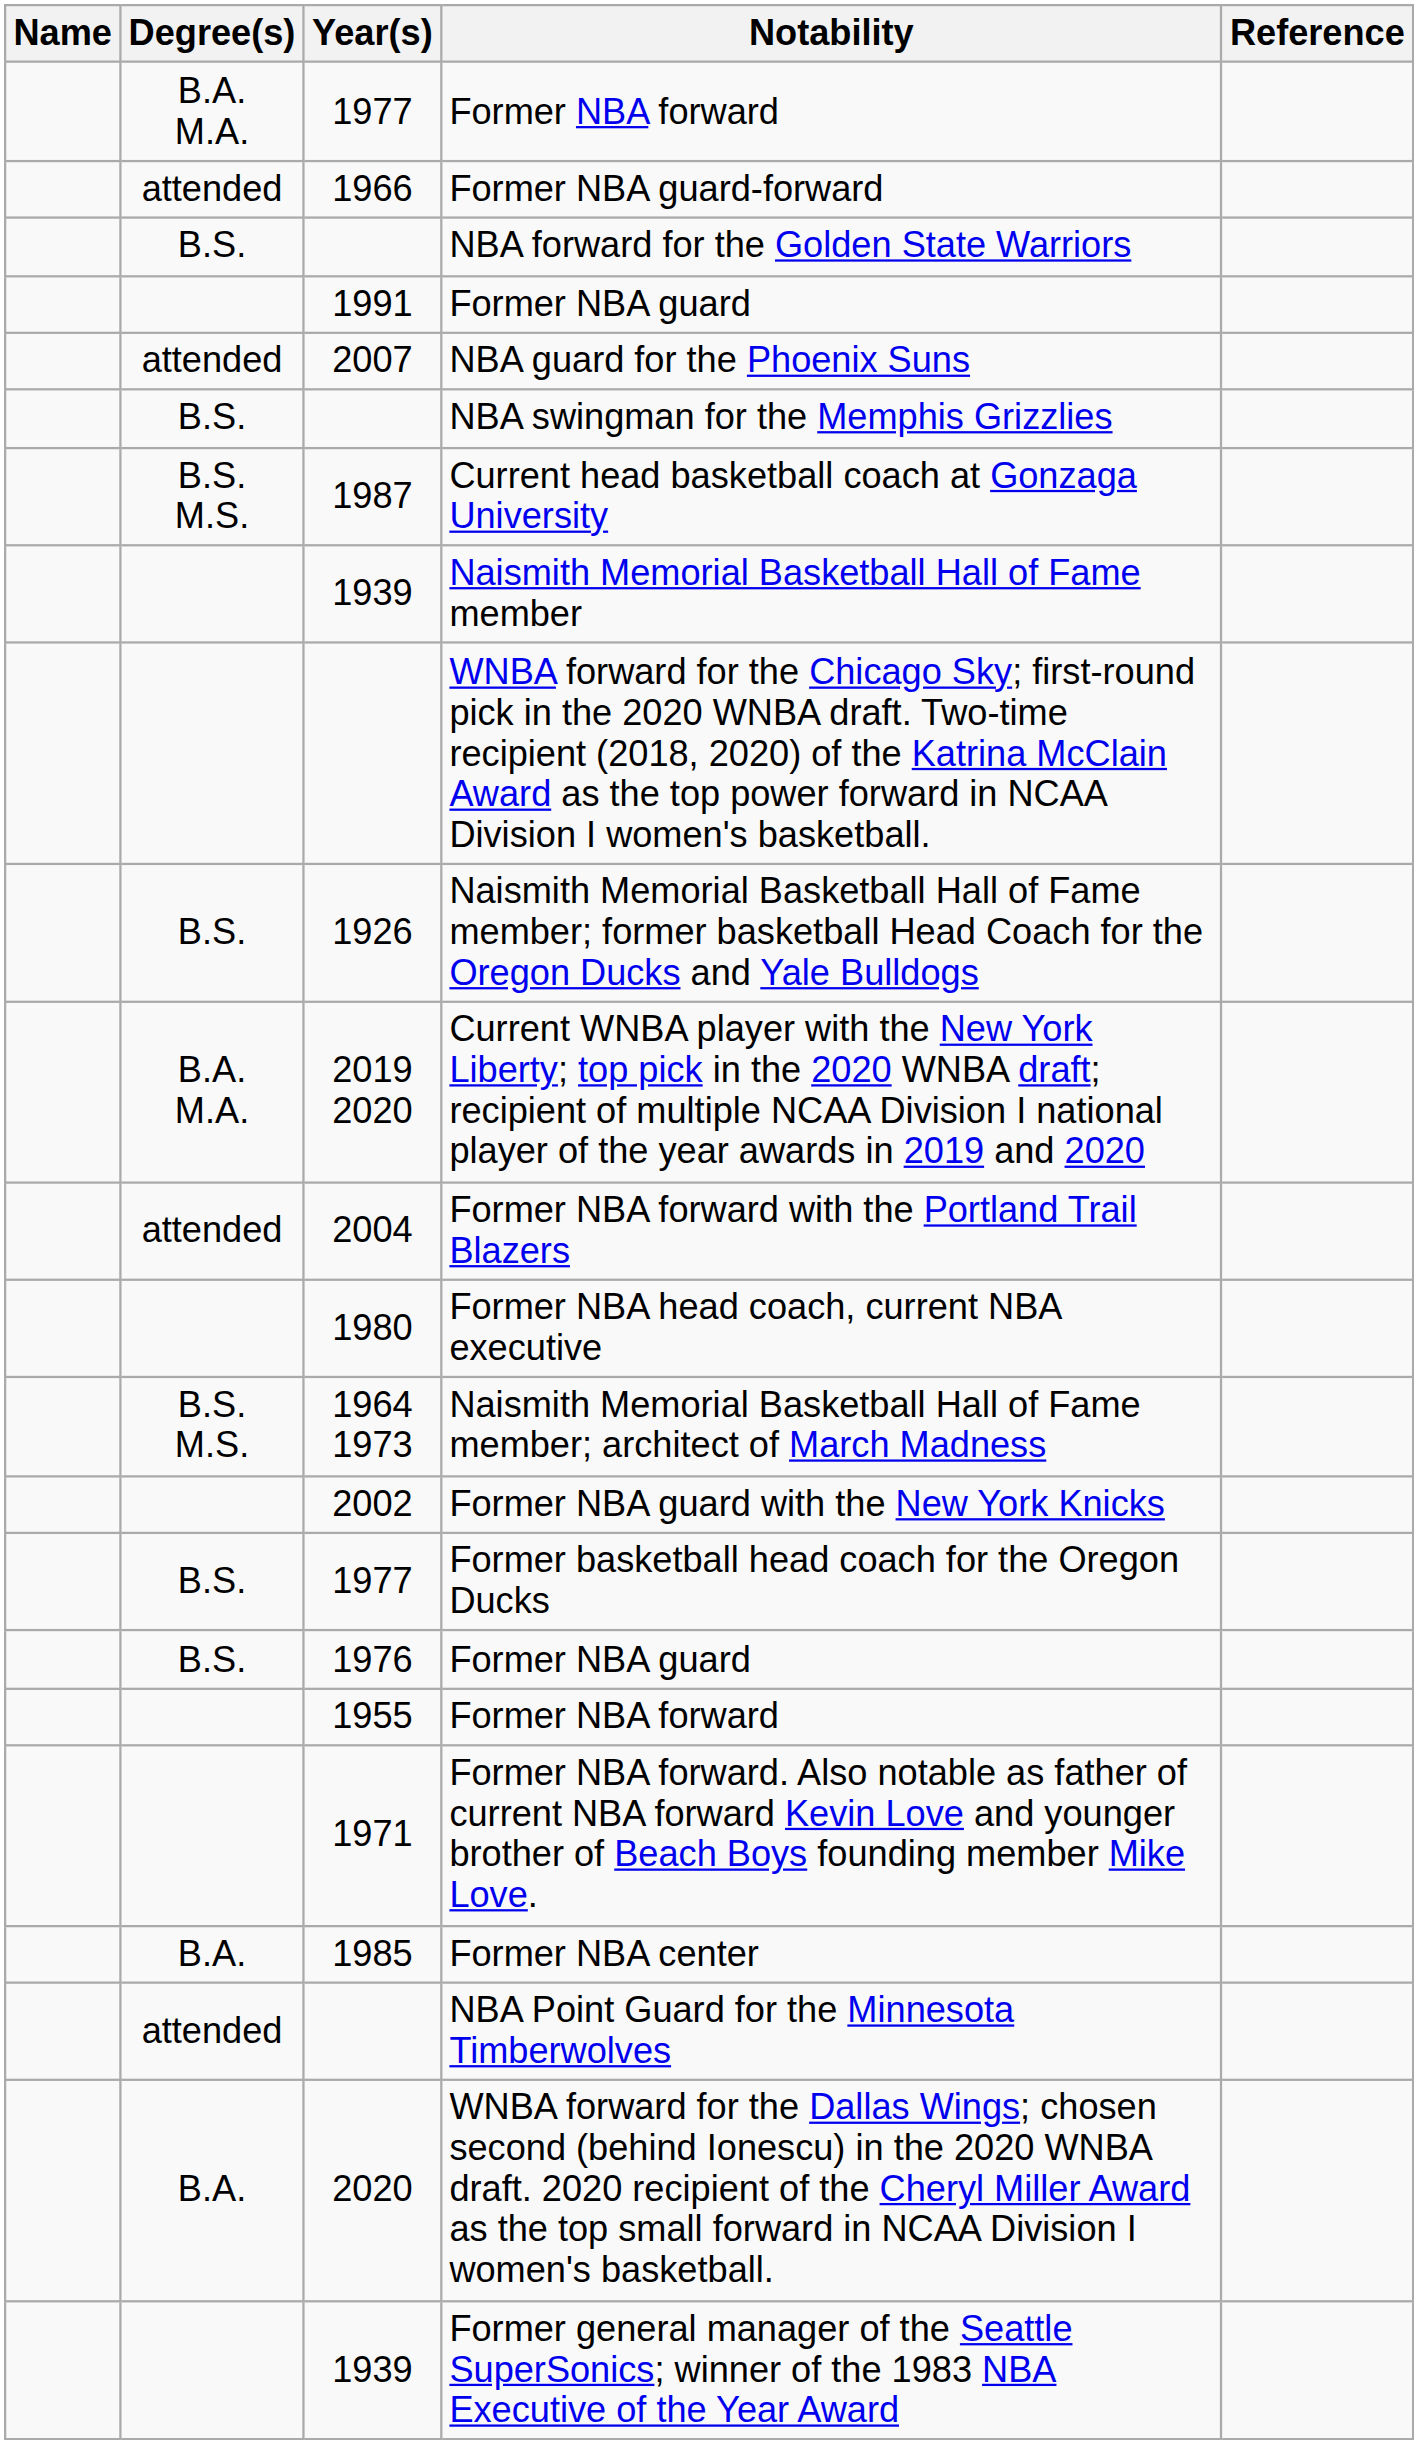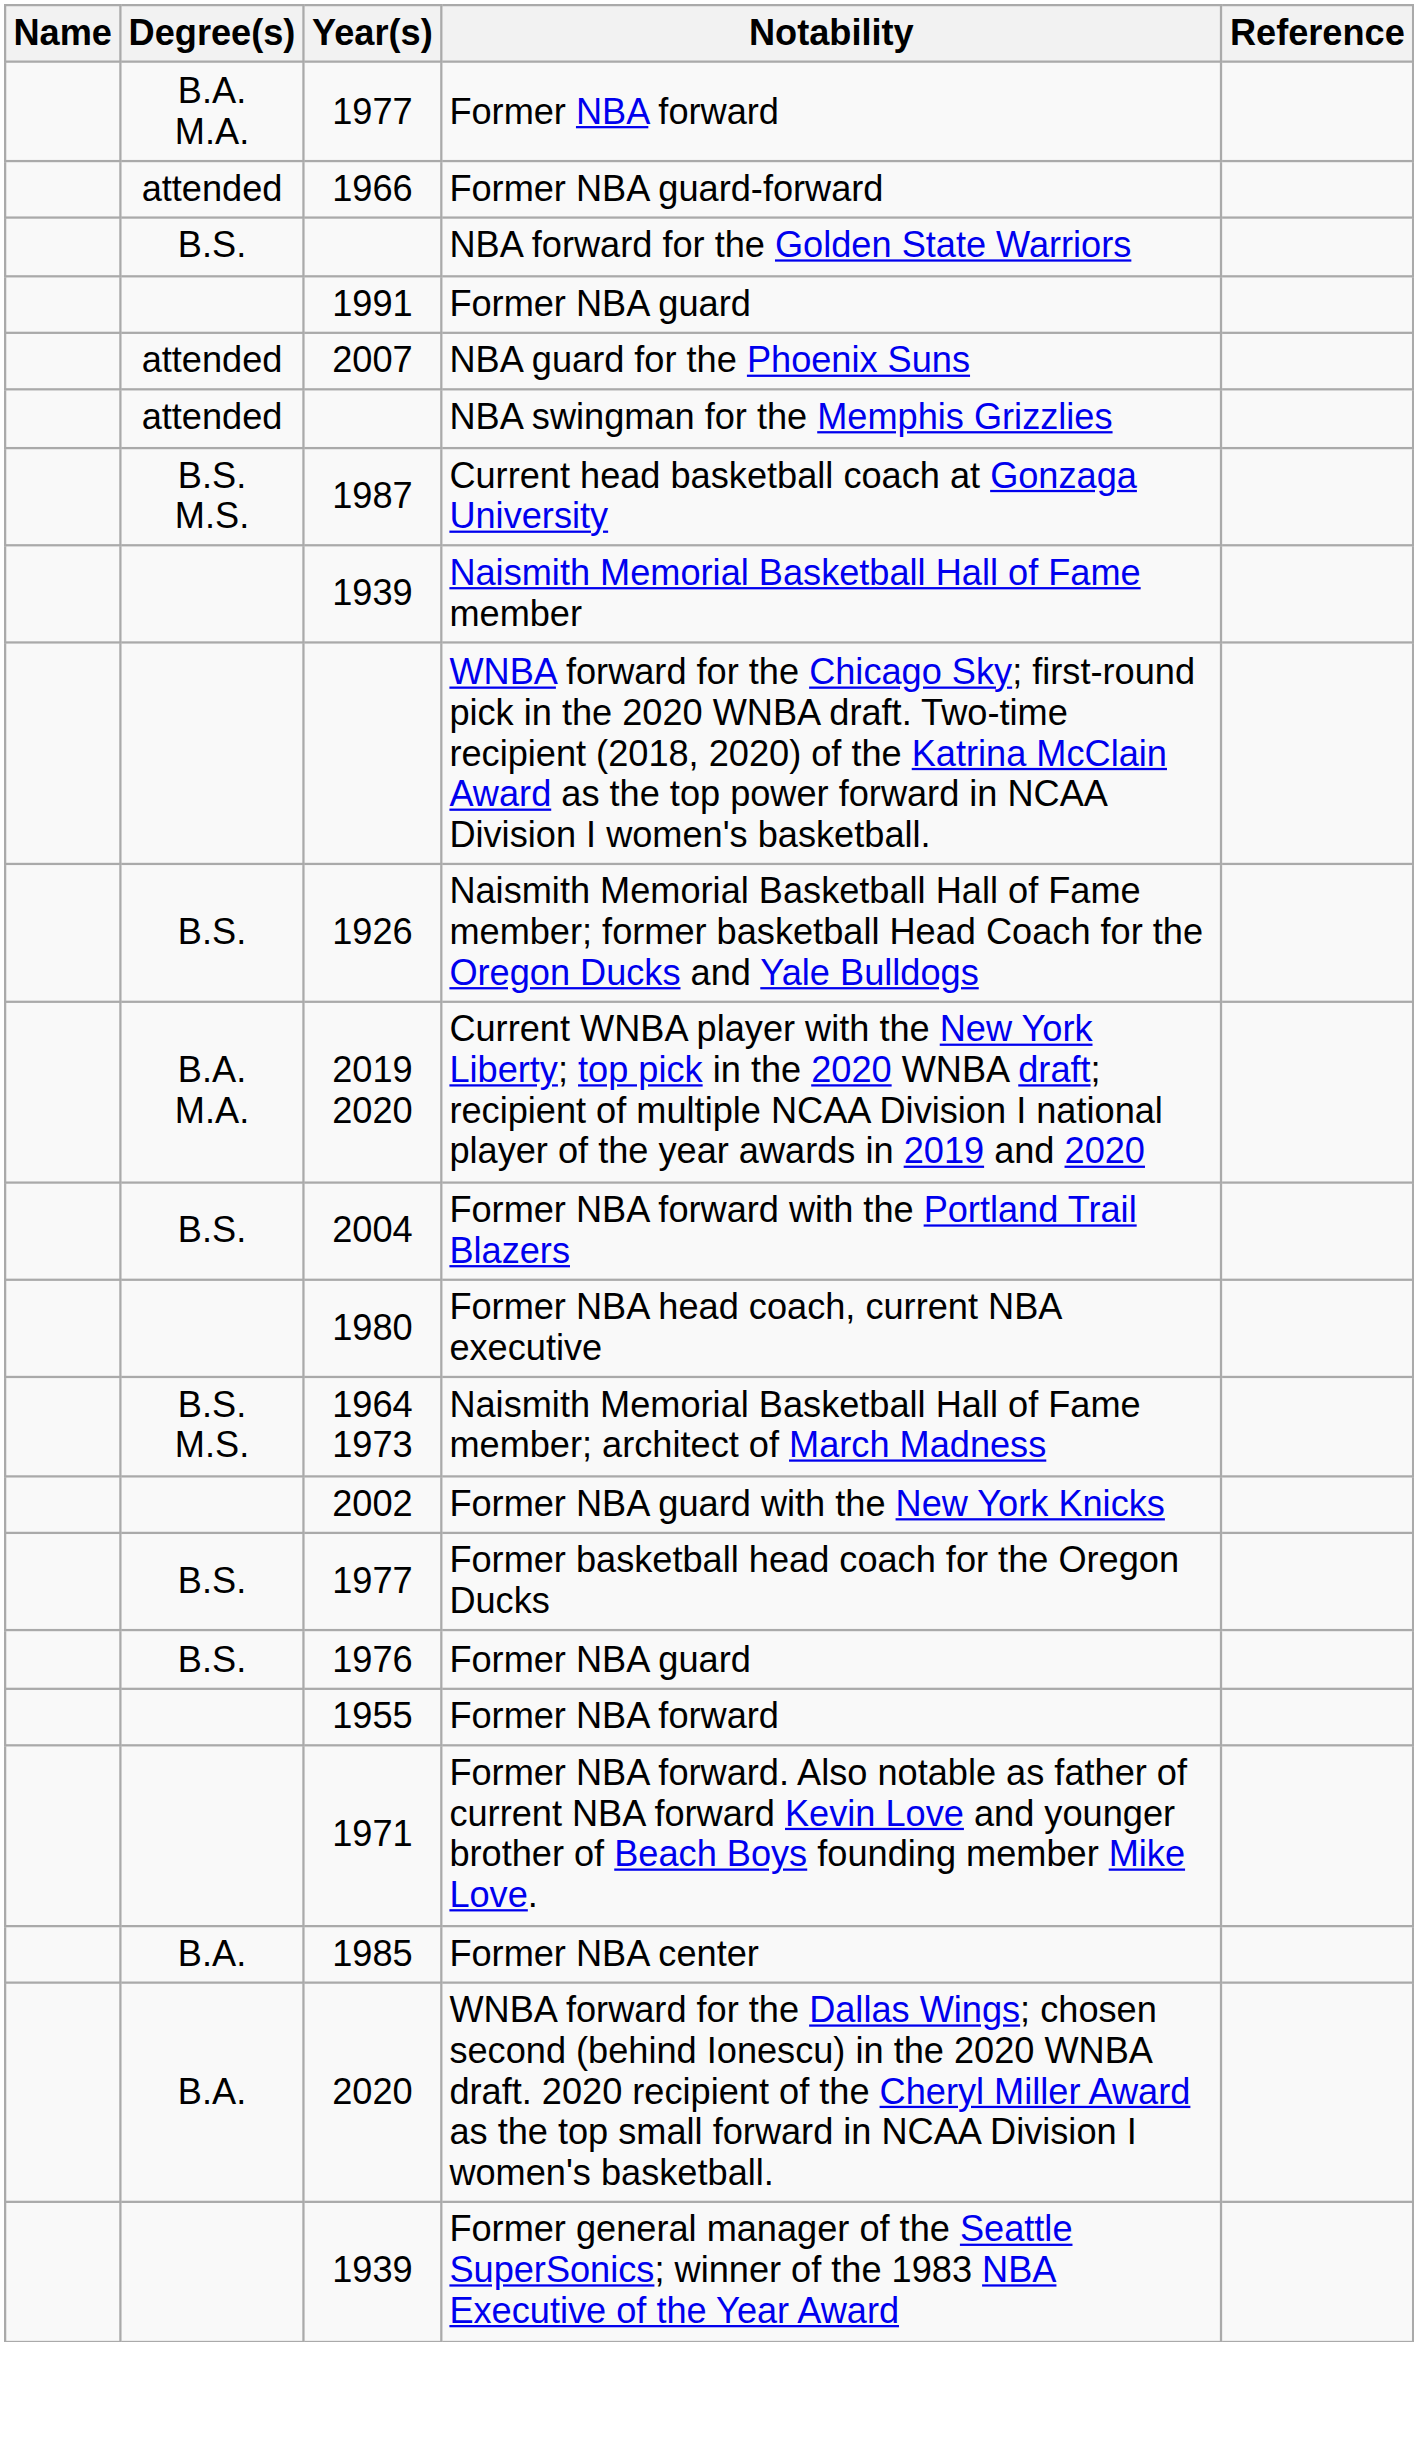(212, 417) B.S. -> (212, 417) attended
(212, 1229) attended -> (212, 1229) B.S.
- row: (372, 2031)
